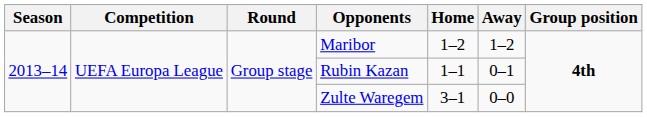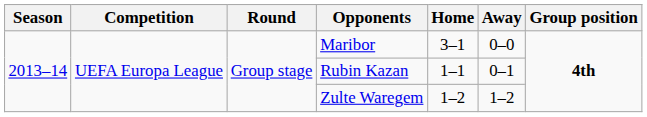(453, 44) 1–2 -> (453, 44) 3–1
(502, 44) 1–2 -> (502, 44) 0–0
(453, 97) 3–1 -> (453, 97) 1–2
(502, 97) 0–0 -> (502, 97) 1–2
